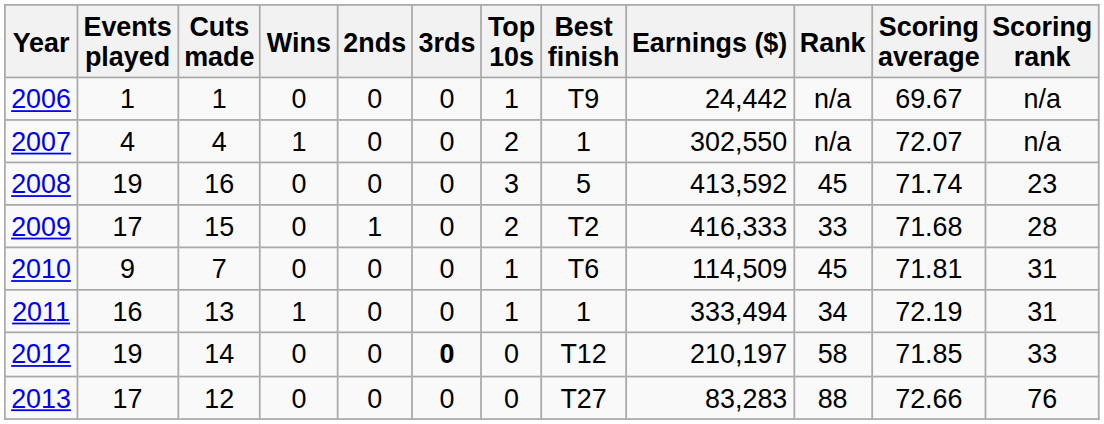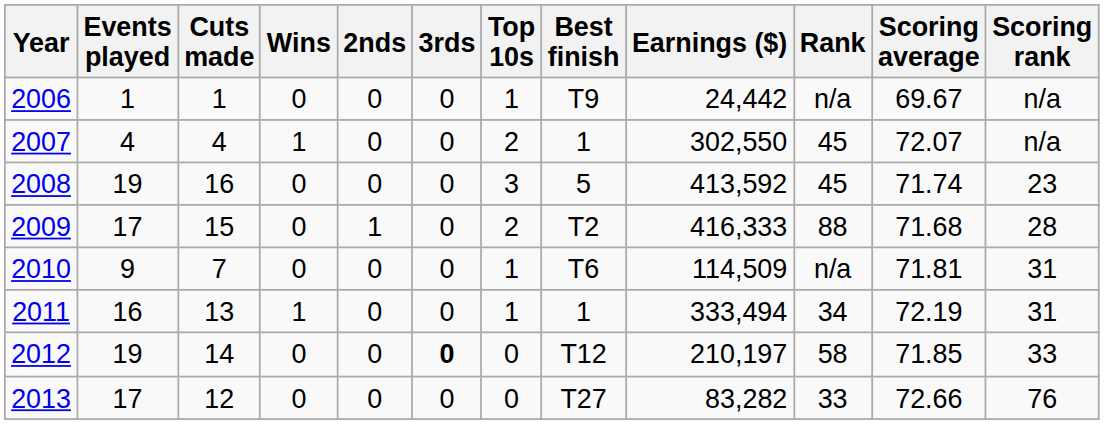(833, 142) n/a -> (833, 142) 45
(833, 227) 33 -> (833, 227) 88
(833, 269) 45 -> (833, 269) n/a
(746, 397) 83,283 -> (746, 397) 83,282
(833, 397) 88 -> (833, 397) 33
